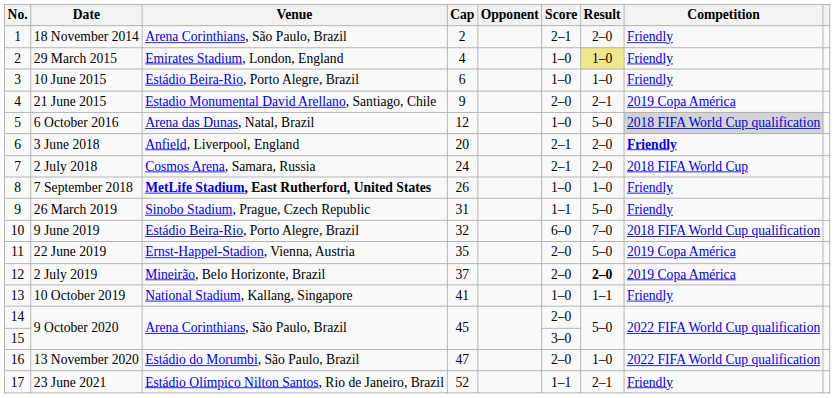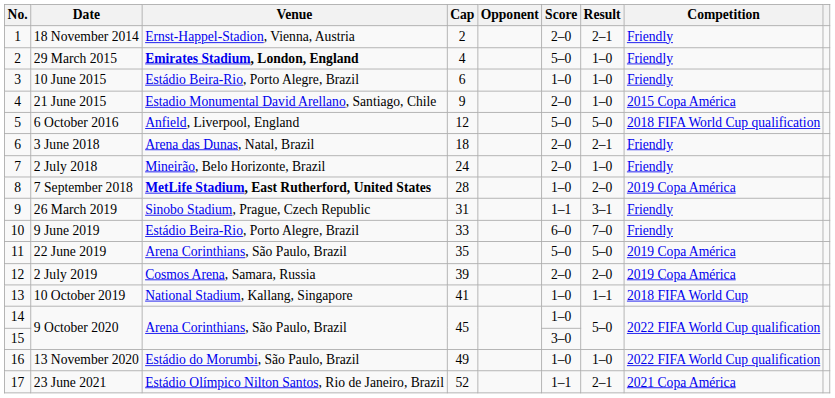(246, 36) Arena Corinthians, São Paulo, Brazil -> (250, 36) Ernst-Happel-Stadion, Vienna, Austria
(561, 36) 2–1 -> (561, 36) 2–0
(602, 36) 2–0 -> (602, 36) 2–1
(244, 58) normal -> (252, 58) bold
(561, 58) 1–0 -> (561, 58) 5–0
(602, 58) khaki background -> (602, 58) no background
(602, 101) 2–1 -> (602, 101) 1–0
(681, 101) 2019 Copa América -> (681, 101) 2015 Copa América
(230, 123) Arena das Dunas, Natal, Brazil -> (222, 123) Anfield, Liverpool, England
(561, 123) 1–0 -> (561, 123) 5–0
(724, 123) lightgrey background -> (724, 123) no background
(222, 144) Anfield, Liverpool, England -> (230, 144) Arena das Dunas, Natal, Brazil
(462, 144) 20 -> (462, 144) 18
(561, 144) 2–1 -> (561, 144) 2–0
(602, 144) 2–0 -> (602, 144) 2–1
(652, 144) bold -> (650, 144) normal
(230, 166) Cosmos Arena, Samara, Russia -> (235, 166) Mineirão, Belo Horizonte, Brazil
(561, 166) 2–1 -> (561, 166) 2–0
(602, 166) 2–0 -> (602, 166) 1–0
(688, 166) 2018 FIFA World Cup -> (650, 166) Friendly
(462, 187) 26 -> (462, 187) 28
(602, 187) 1–0 -> (602, 187) 2–0
(650, 187) Friendly -> (681, 187) 2019 Copa América
(602, 209) 5–0 -> (602, 209) 3–1
(462, 230) 32 -> (462, 230) 33
(724, 230) 2018 FIFA World Cup qualification -> (650, 230) Friendly
(250, 252) Ernst-Happel-Stadion, Vienna, Austria -> (246, 252) Arena Corinthians, São Paulo, Brazil
(561, 252) 2–0 -> (561, 252) 5–0
(235, 274) Mineirão, Belo Horizonte, Brazil -> (230, 274) Cosmos Arena, Samara, Russia
(462, 274) 37 -> (462, 274) 39
(602, 274) bold -> (602, 274) normal
(650, 295) Friendly -> (688, 295) 2018 FIFA World Cup
(561, 317) 2–0 -> (561, 317) 1–0
(462, 360) 47 -> (462, 360) 49
(561, 360) 2–0 -> (561, 360) 1–0
(650, 381) Friendly -> (681, 381) 2021 Copa América
